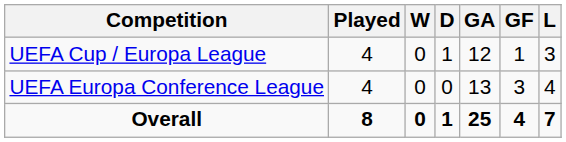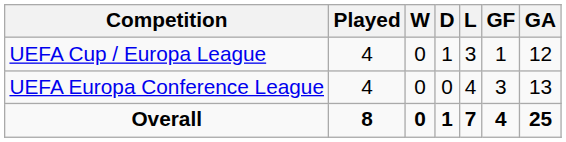columns swapped: (550, 20) <-> (480, 20)
